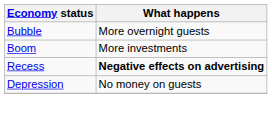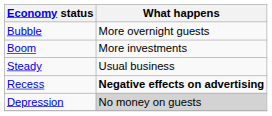+ row: (24, 66)
(150, 84) no background -> (150, 102) lightgrey background
